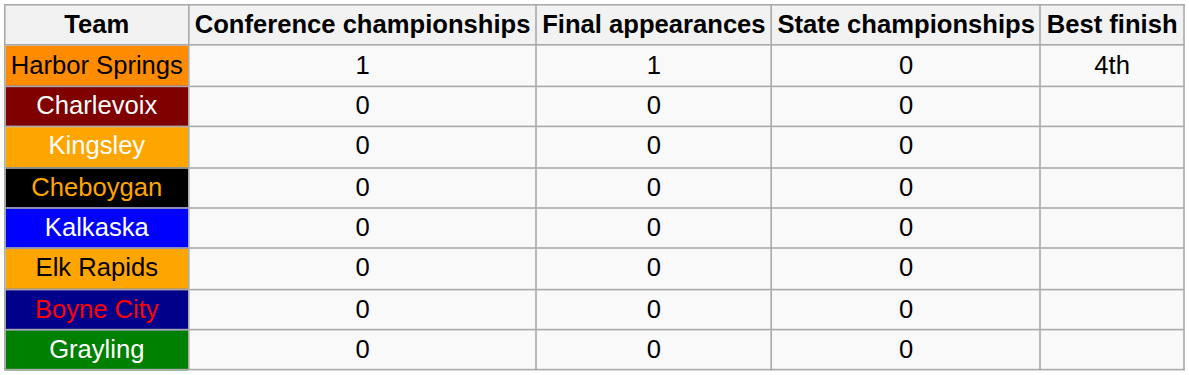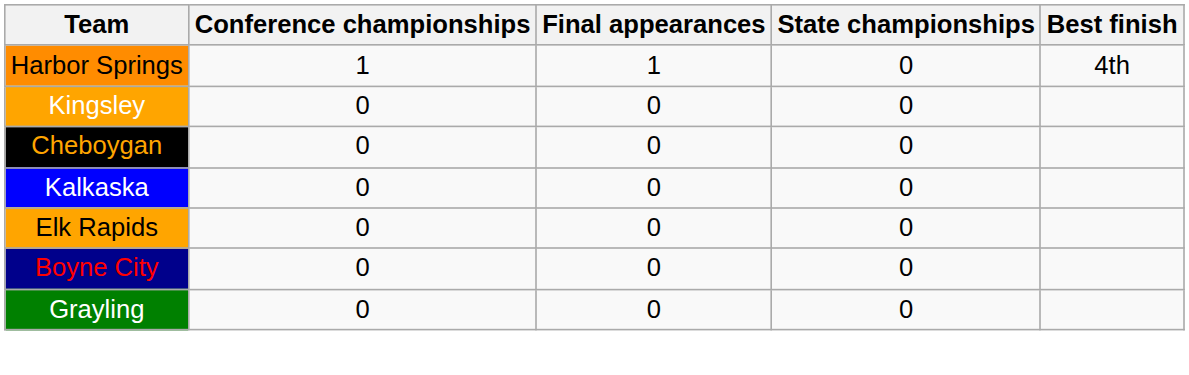- row: (97, 106)
